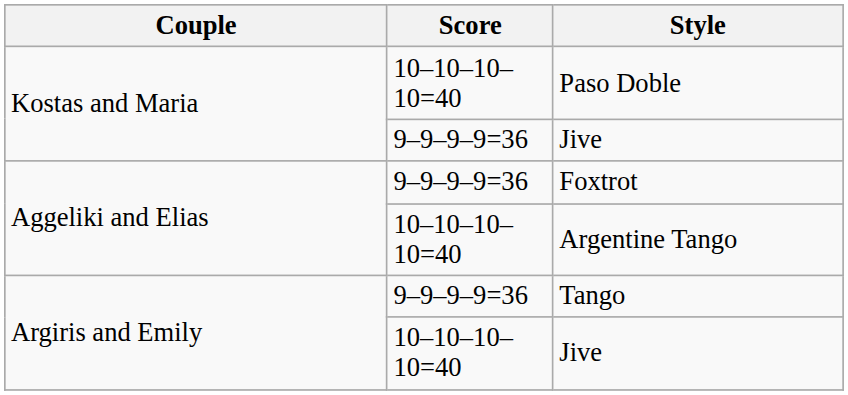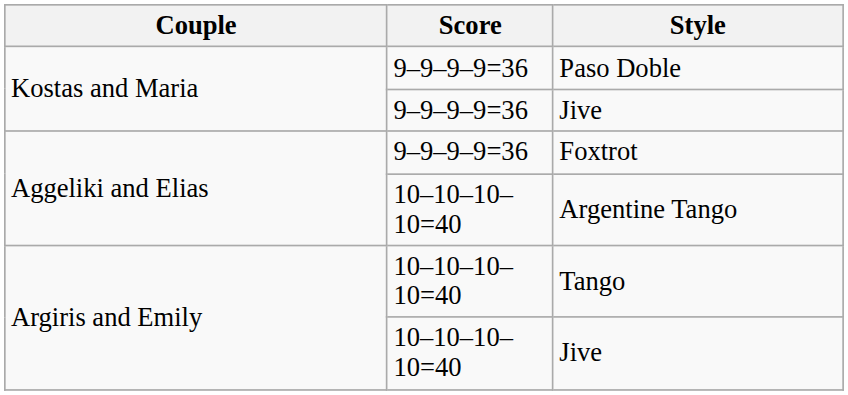(453, 82) 10–10–10–10=40 -> (461, 67) 9–9–9–9=36
(461, 295) 9–9–9–9=36 -> (453, 280) 10–10–10–10=40
